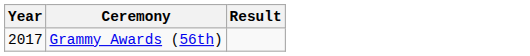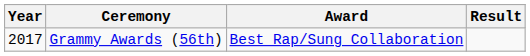+ column: (347, 16)
